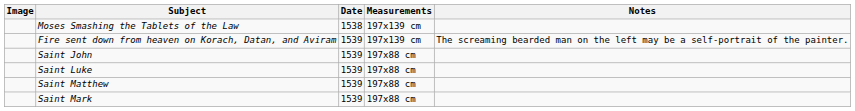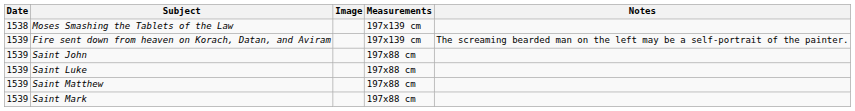columns swapped: (20, 12) <-> (352, 12)
